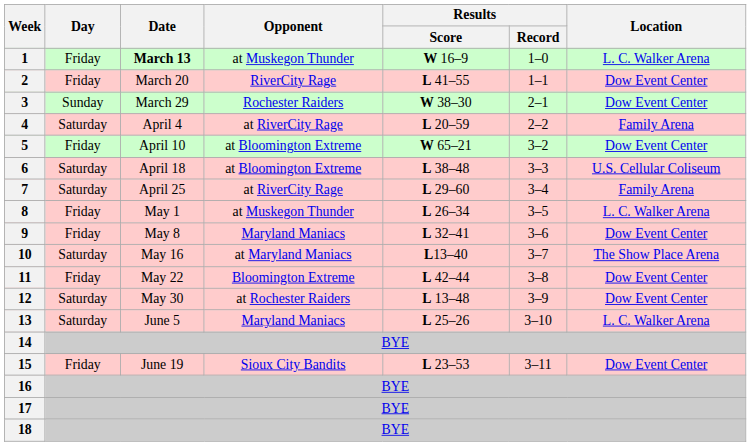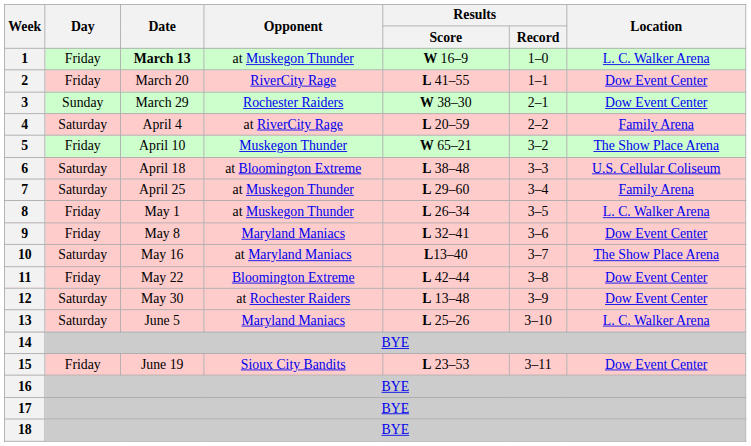(293, 146) at Bloomington Extreme -> (293, 146) Muskegon Thunder
(656, 146) Dow Event Center -> (656, 146) The Show Place Arena
(293, 189) at RiverCity Rage -> (293, 189) at Muskegon Thunder
